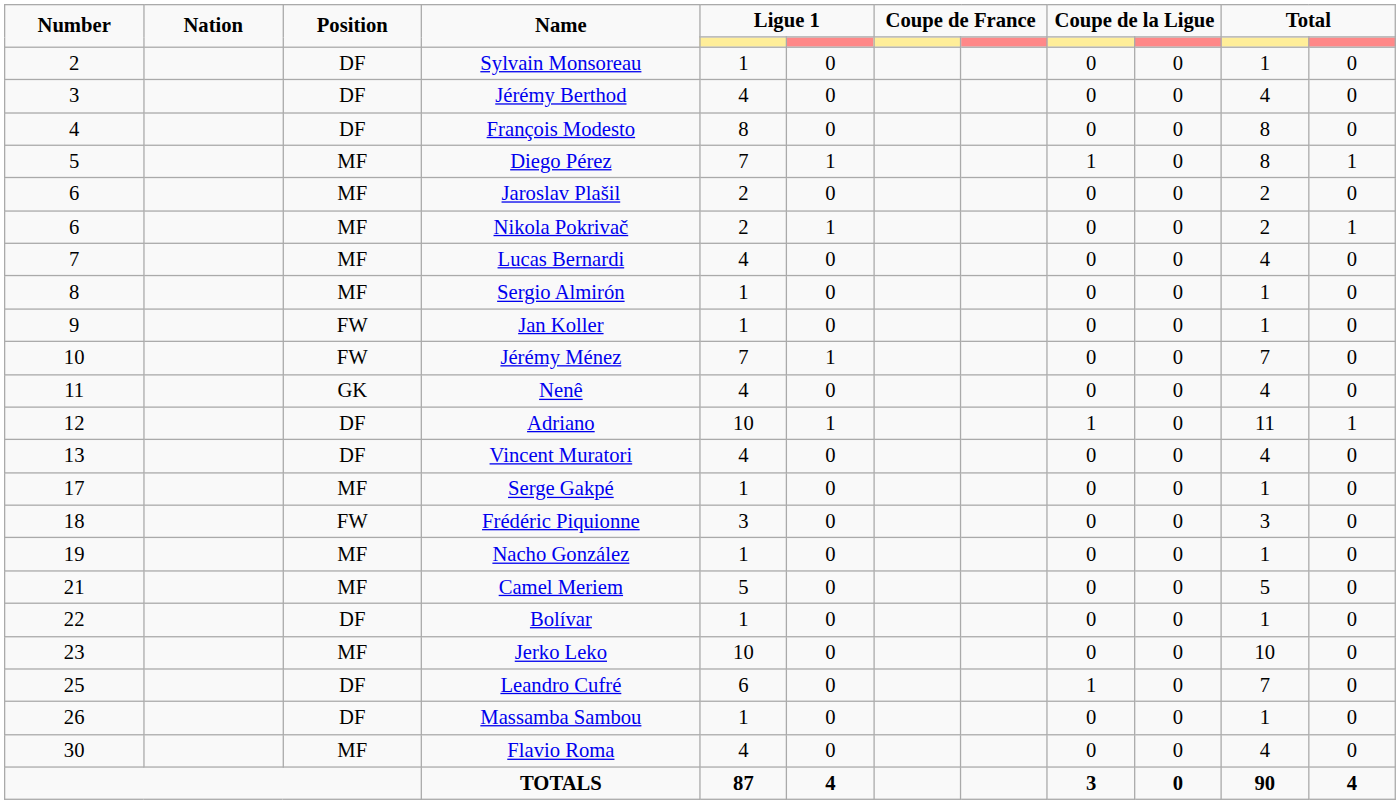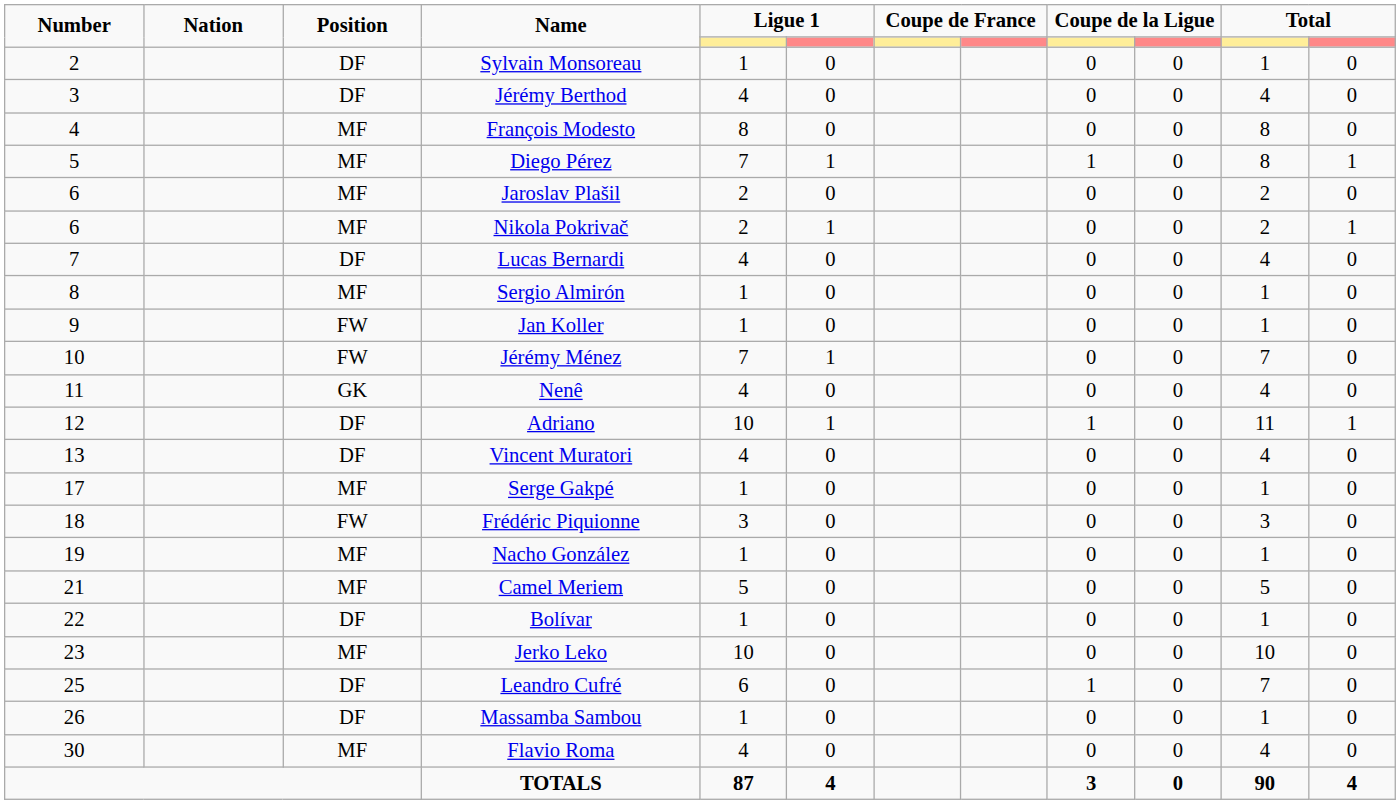(352, 128) DF -> (352, 128) MF
(352, 259) MF -> (352, 259) DF
